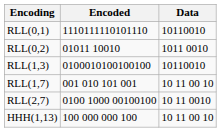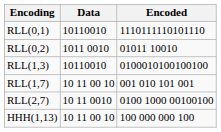columns swapped: (188, 13) <-> (109, 13)
